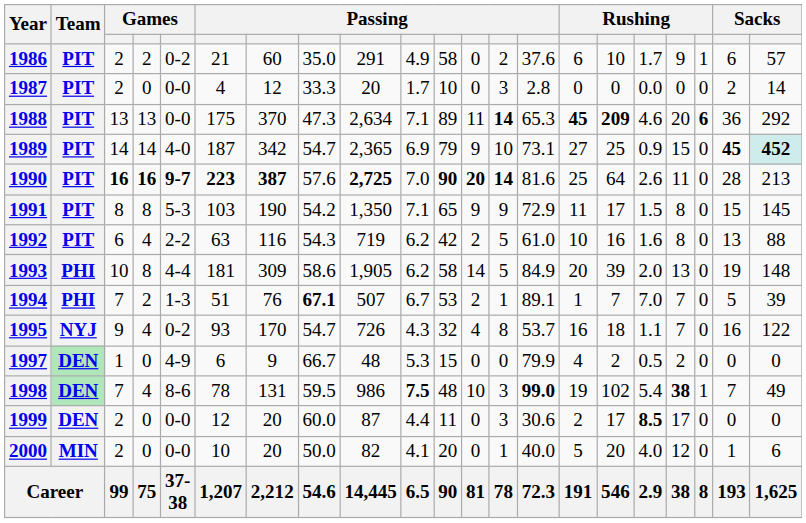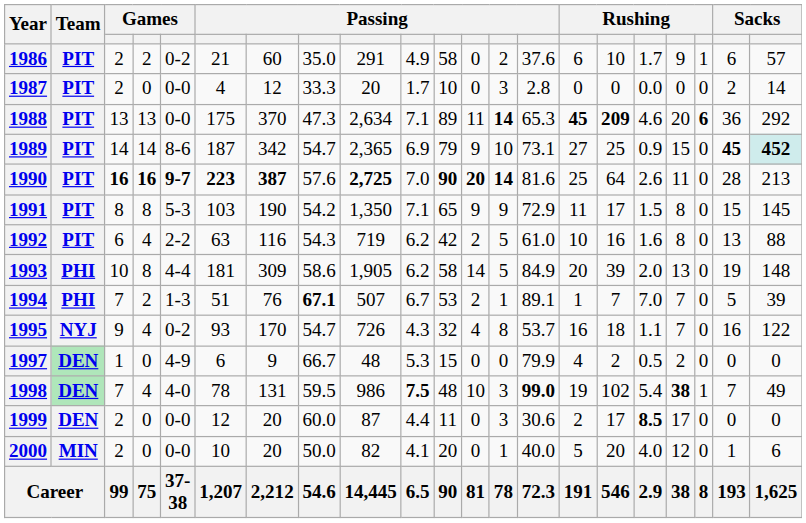(178, 149) 4-0 -> (178, 149) 8-6
(178, 390) 8-6 -> (178, 390) 4-0
